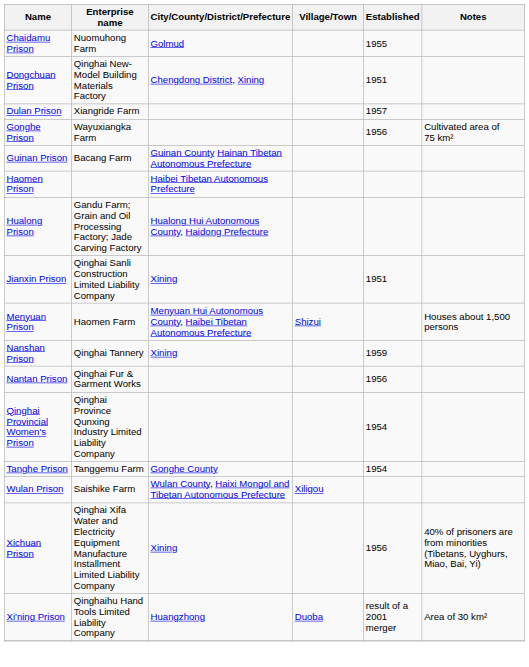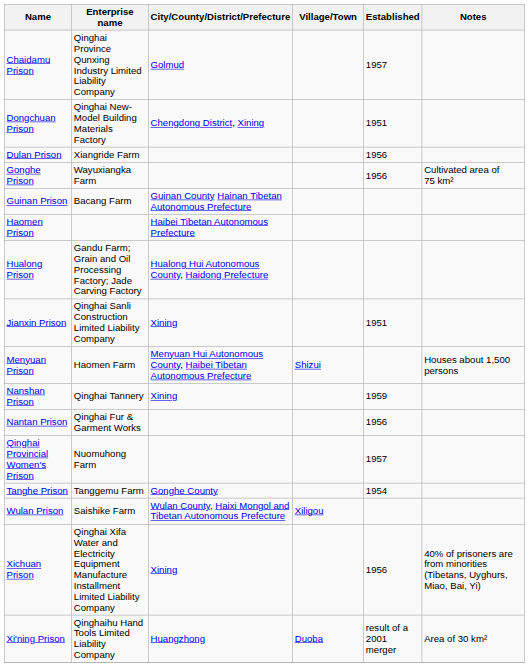(100, 43) Nuomuhong Farm -> (108, 65) Qinghai Province Qunxing Industry Limited Liability Company
(377, 43) 1955 -> (377, 65) 1957
(377, 111) 1957 -> (377, 154) 1956
(108, 427) Qinghai Province Qunxing Industry Limited Liability Company -> (100, 459) Nuomuhong Farm
(377, 427) 1954 -> (377, 459) 1957
